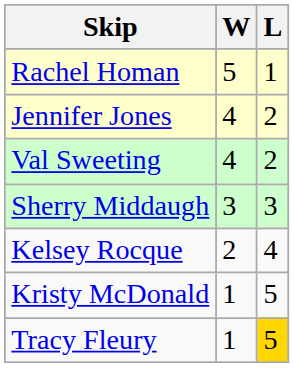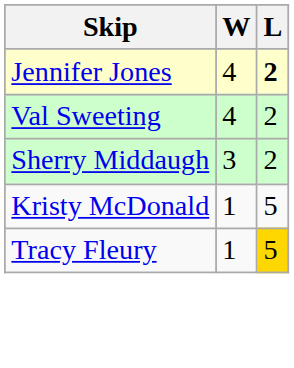- row: (95, 71)
(270, 116) normal -> (270, 71) bold
(270, 205) 3 -> (270, 160) 2
- row: (97, 250)
